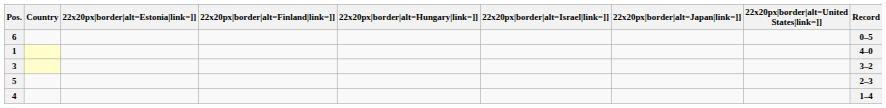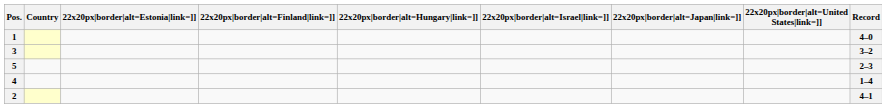- row: (14, 37)
+ row: (14, 96)
